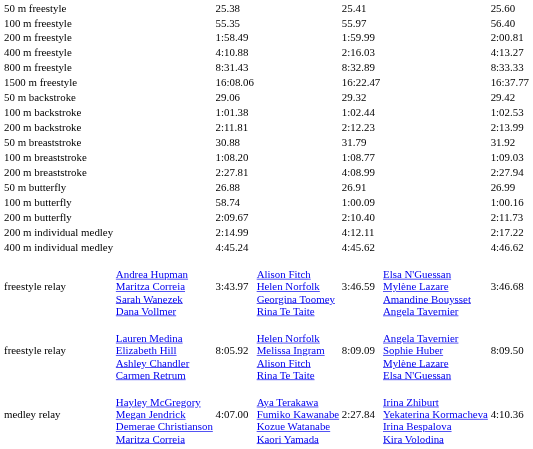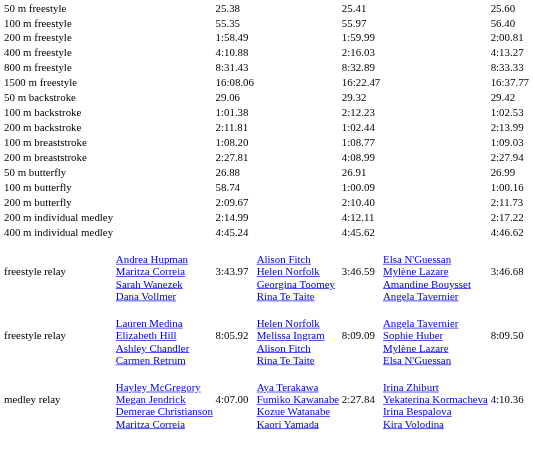(358, 113) 1:02.44 -> (358, 113) 2:12.23
(358, 128) 2:12.23 -> (358, 128) 1:02.44
- row: (43, 142)
